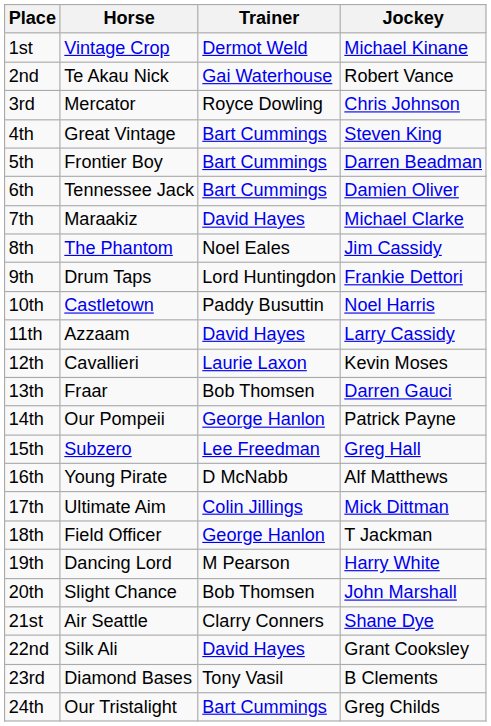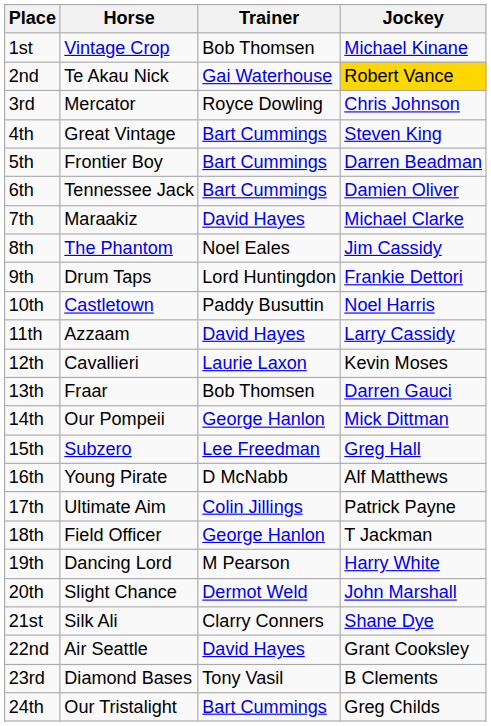(255, 47) Dermot Weld -> (258, 47) Bob Thomsen
(399, 76) no background -> (399, 76) gold background
(400, 420) Patrick Payne -> (397, 420) Mick Dittman
(397, 506) Mick Dittman -> (400, 506) Patrick Payne
(258, 592) Bob Thomsen -> (255, 592) Dermot Weld
(106, 620) Air Seattle -> (91, 620) Silk Ali
(91, 649) Silk Ali -> (106, 649) Air Seattle
